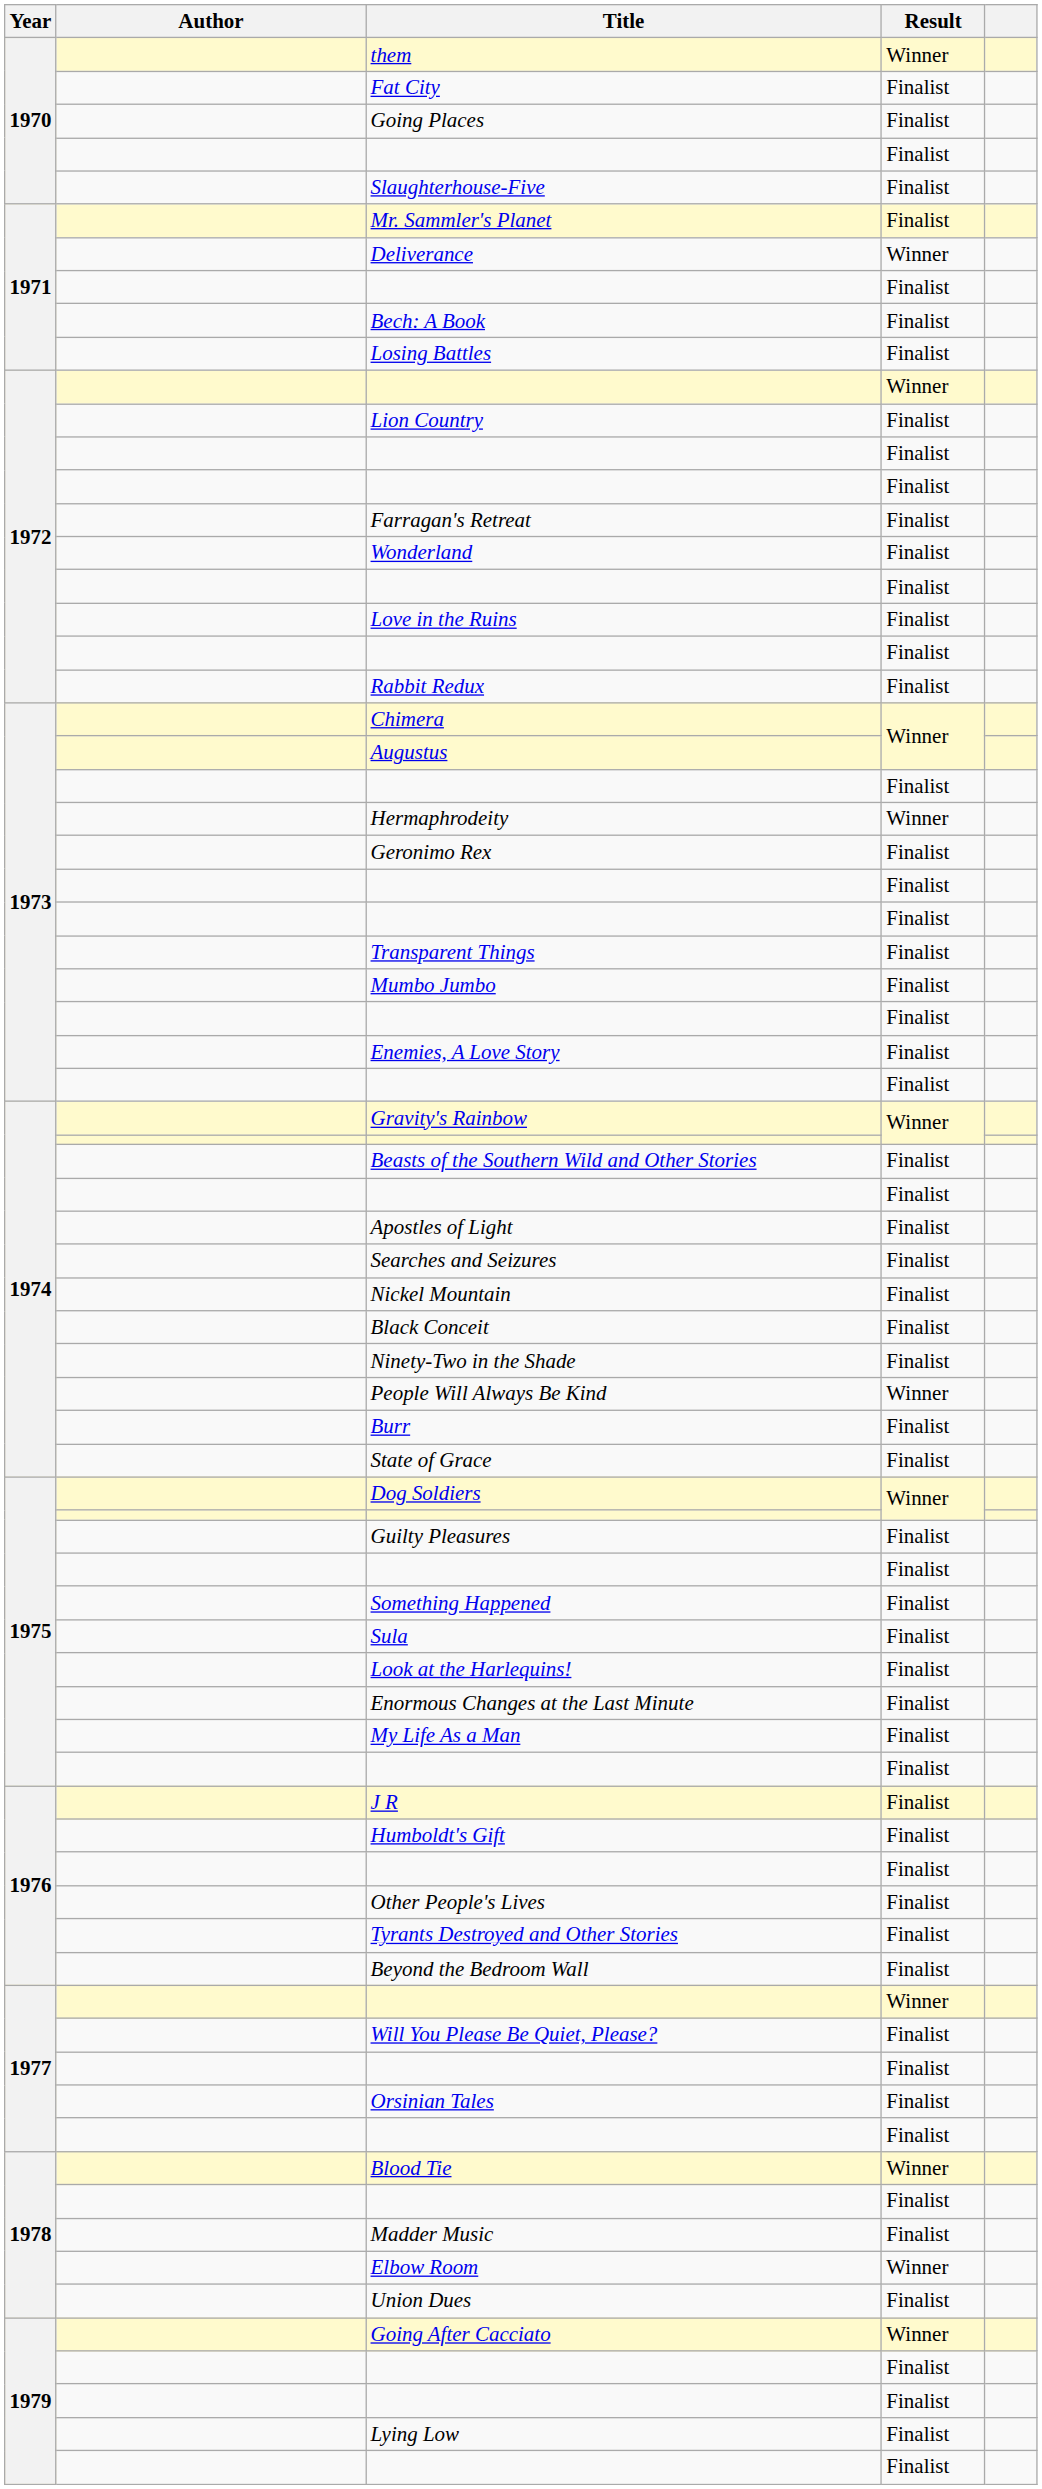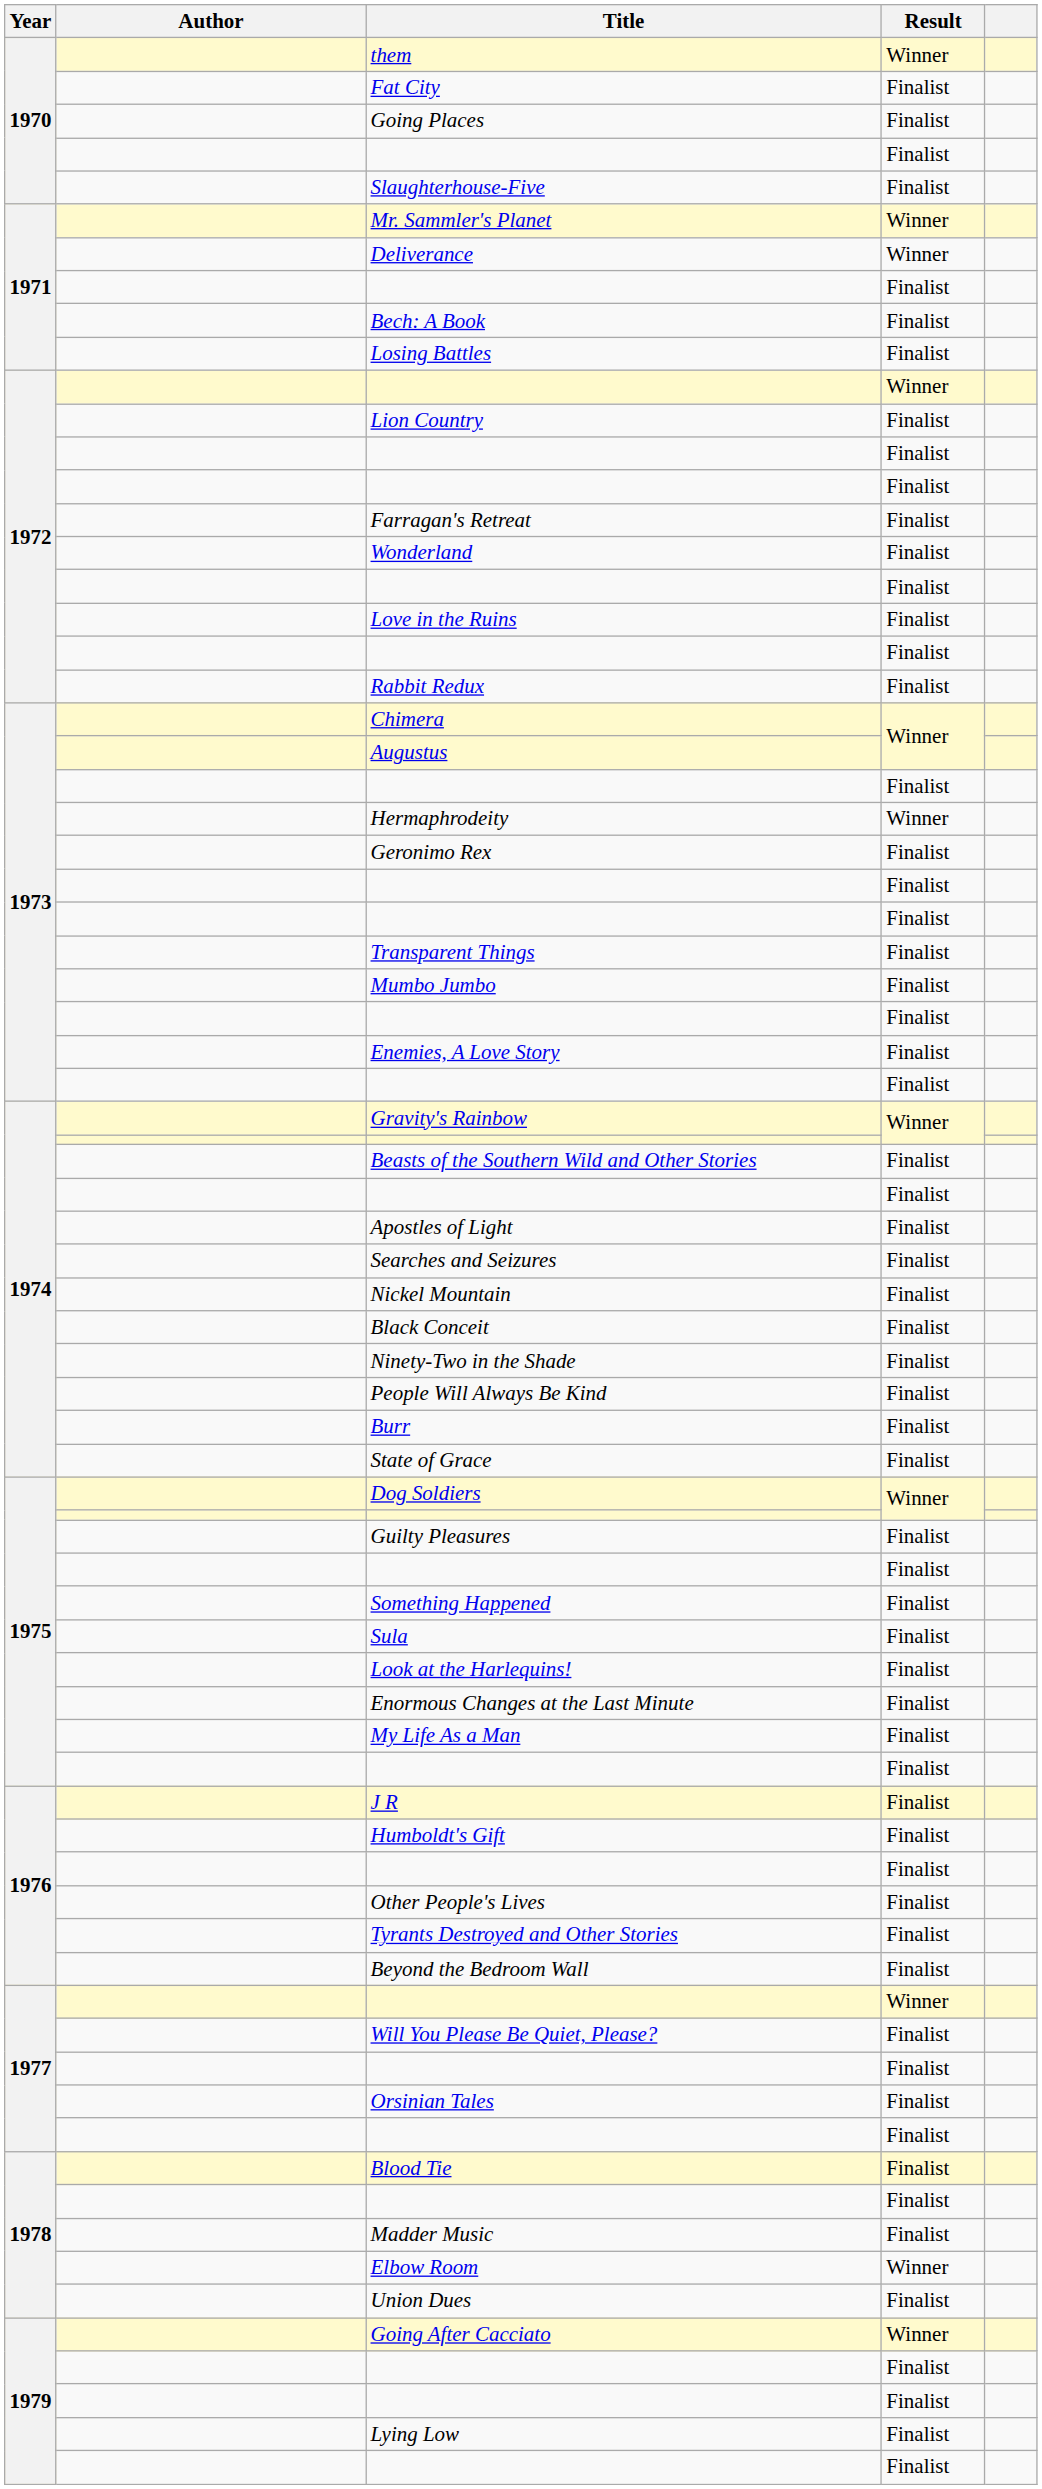(918, 220) Finalist -> (917, 220) Winner
(917, 1393) Winner -> (918, 1393) Finalist
(917, 2167) Winner -> (918, 2167) Finalist
